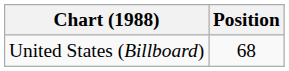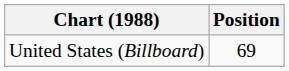(246, 50) 68 -> (246, 50) 69
